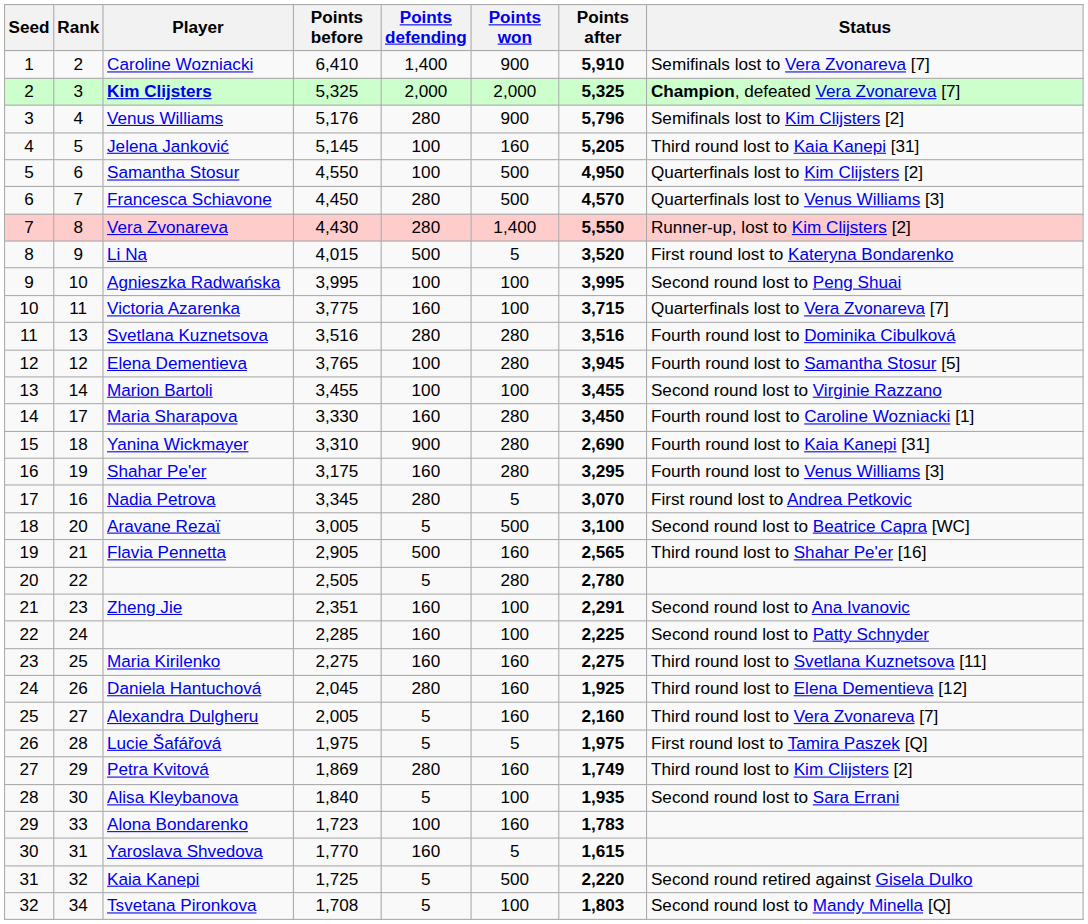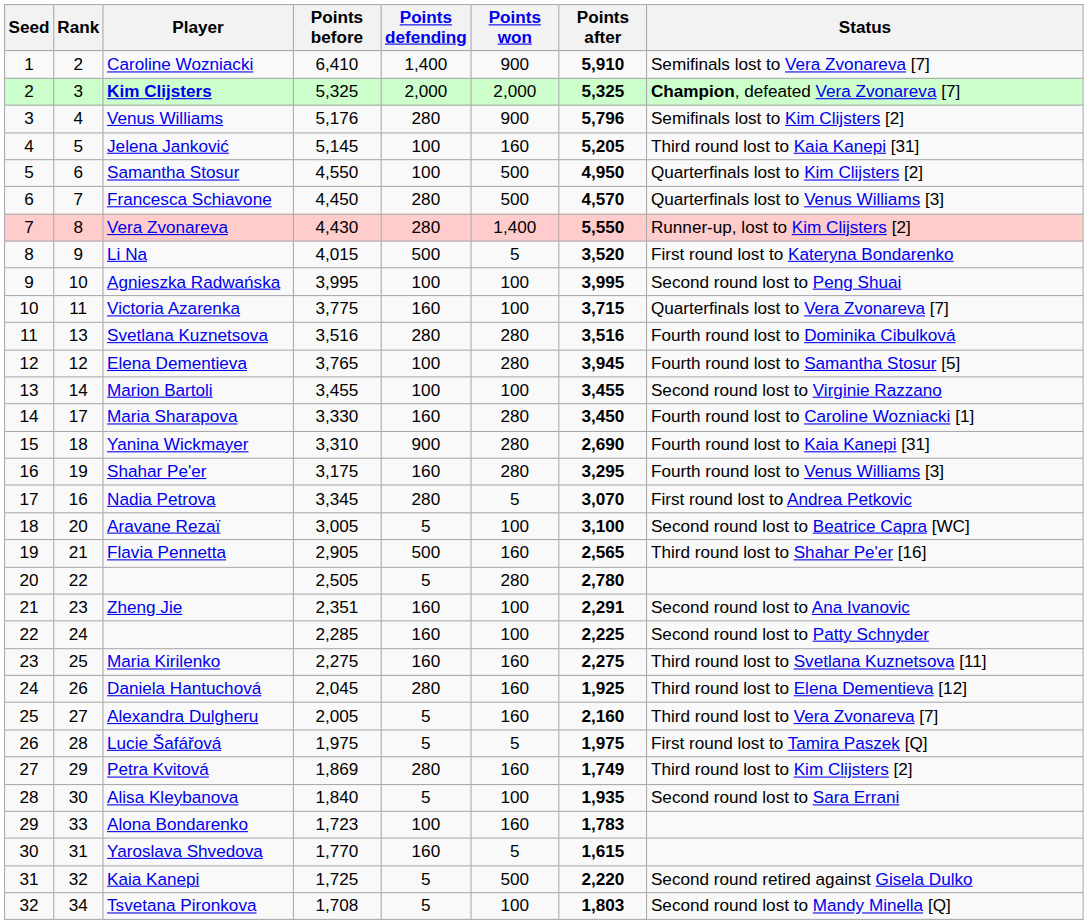(515, 526) 500 -> (515, 526) 100
